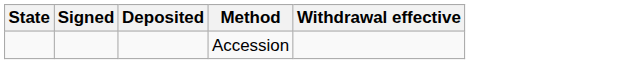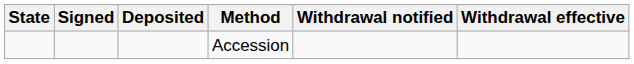+ column: (375, 17)
